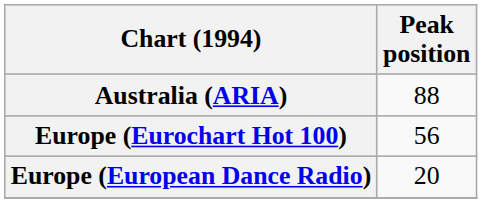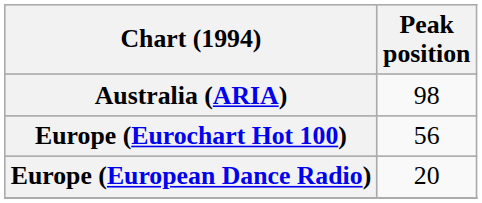(427, 94) 88 -> (427, 94) 98
